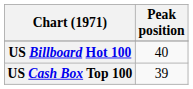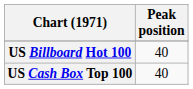(162, 73) 39 -> (162, 73) 40
